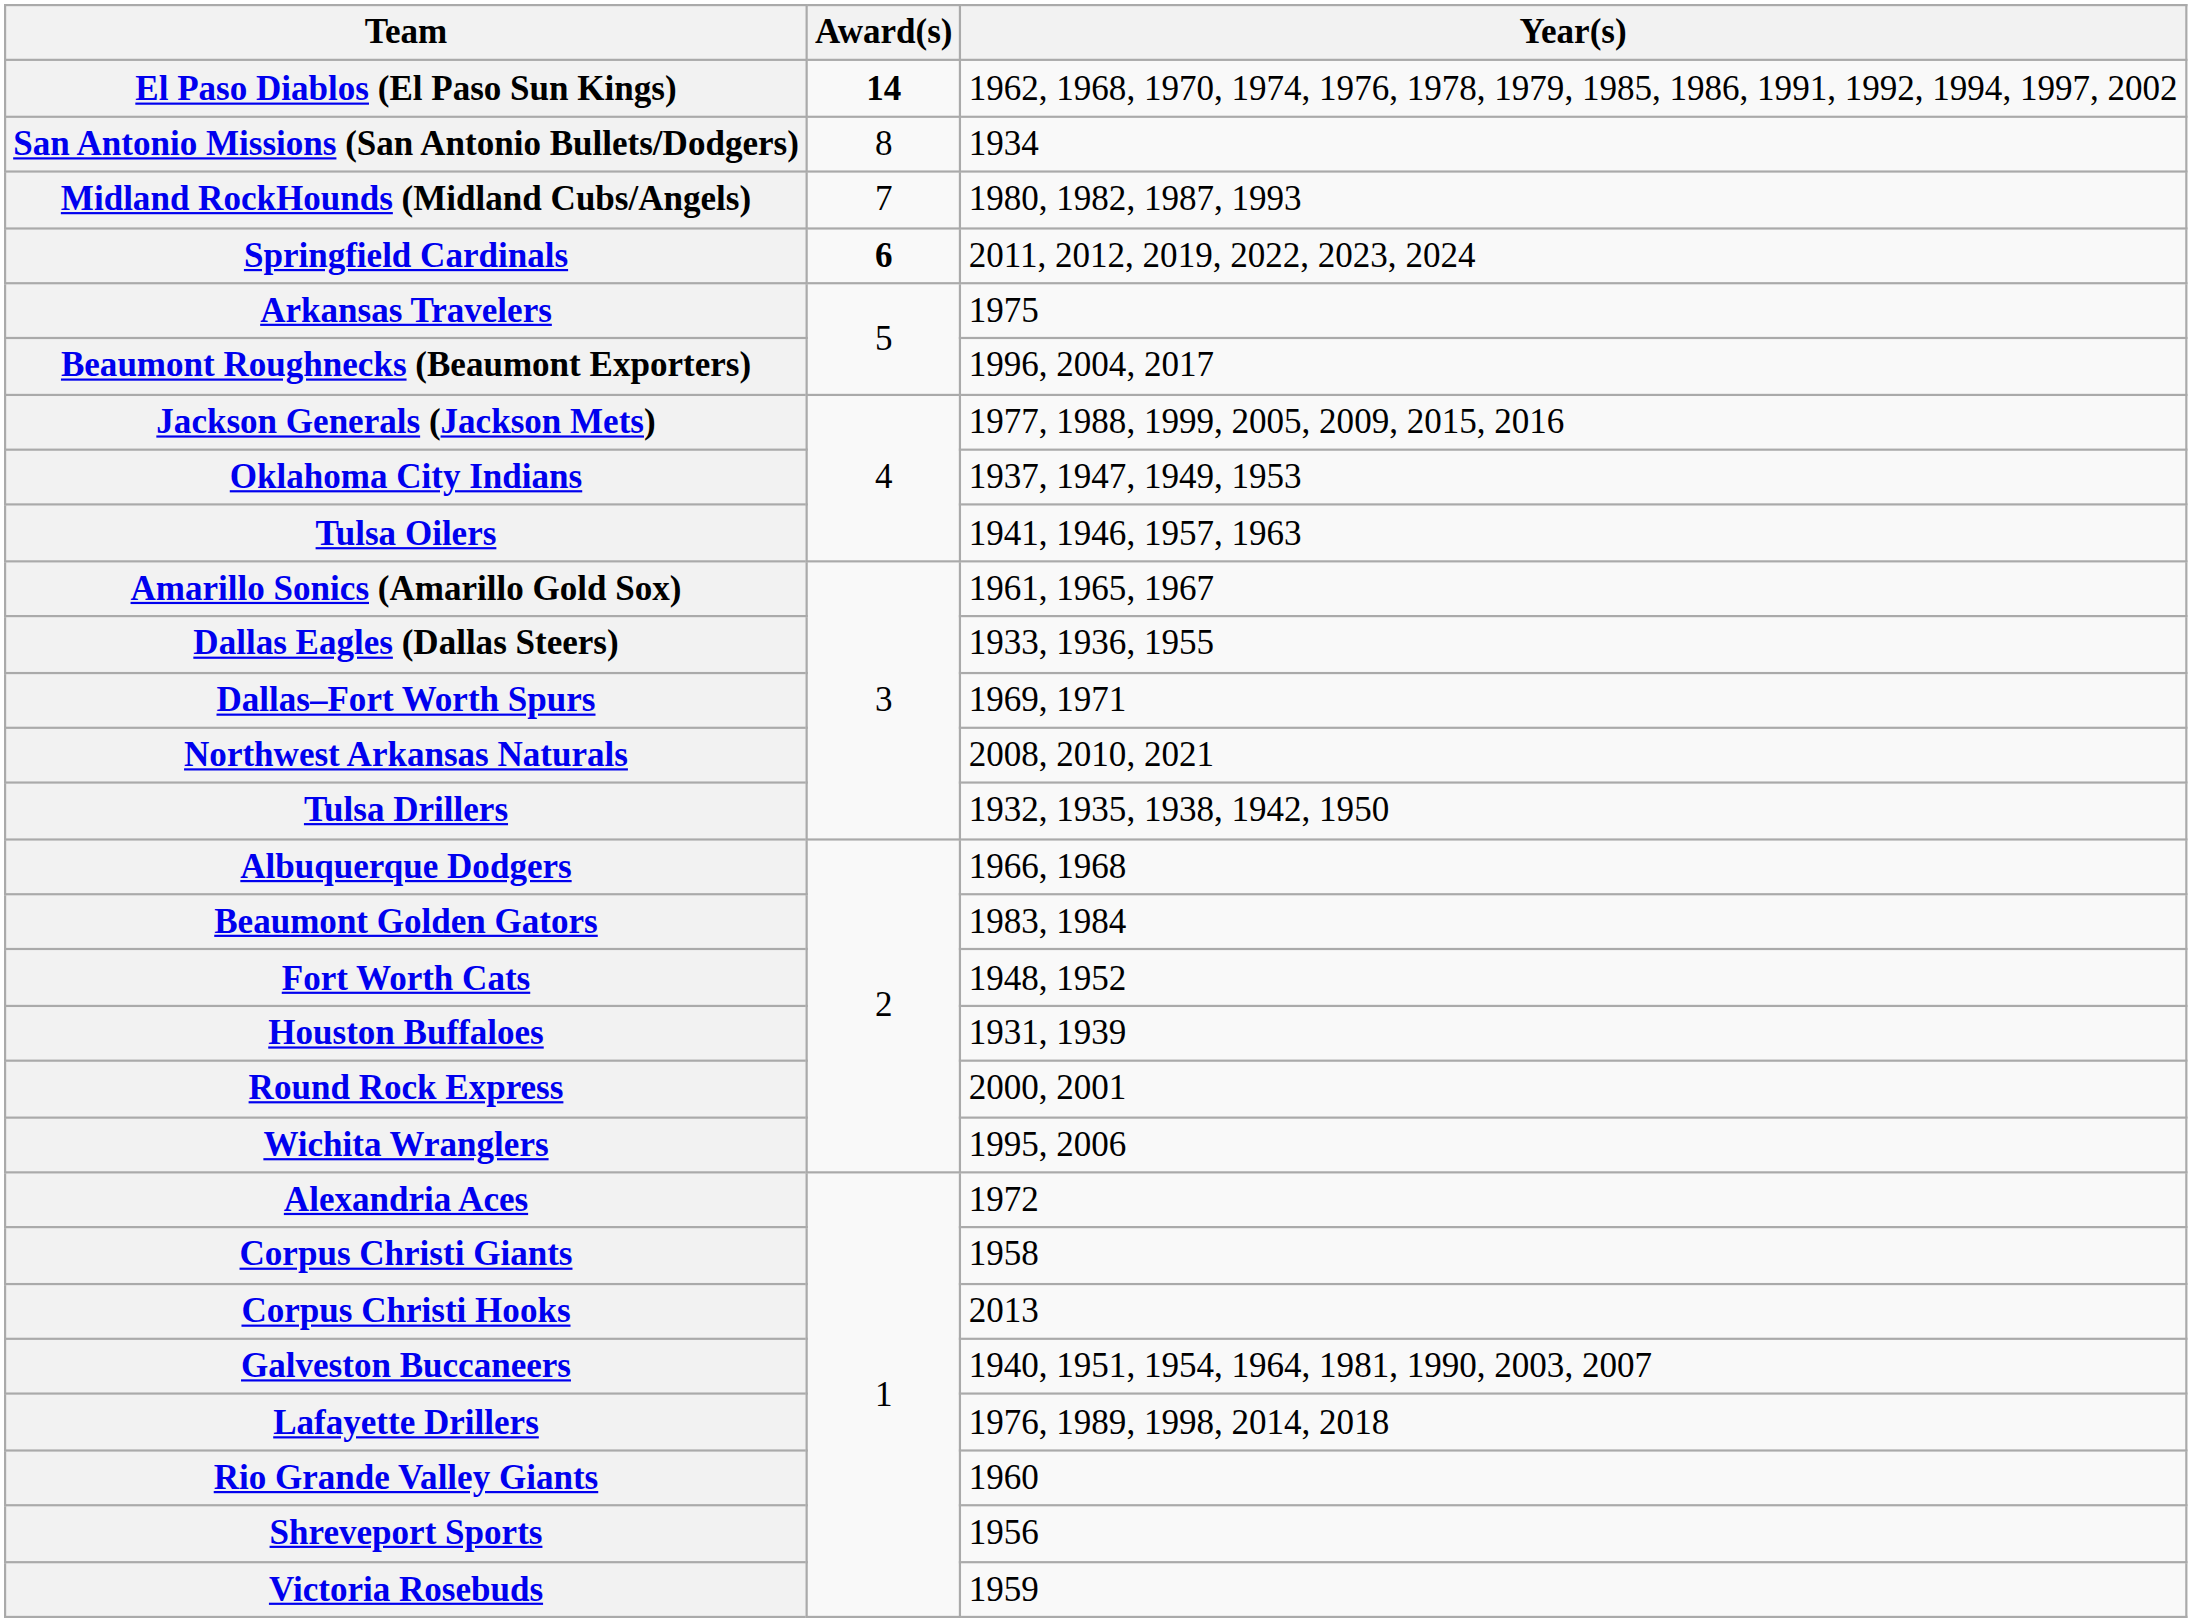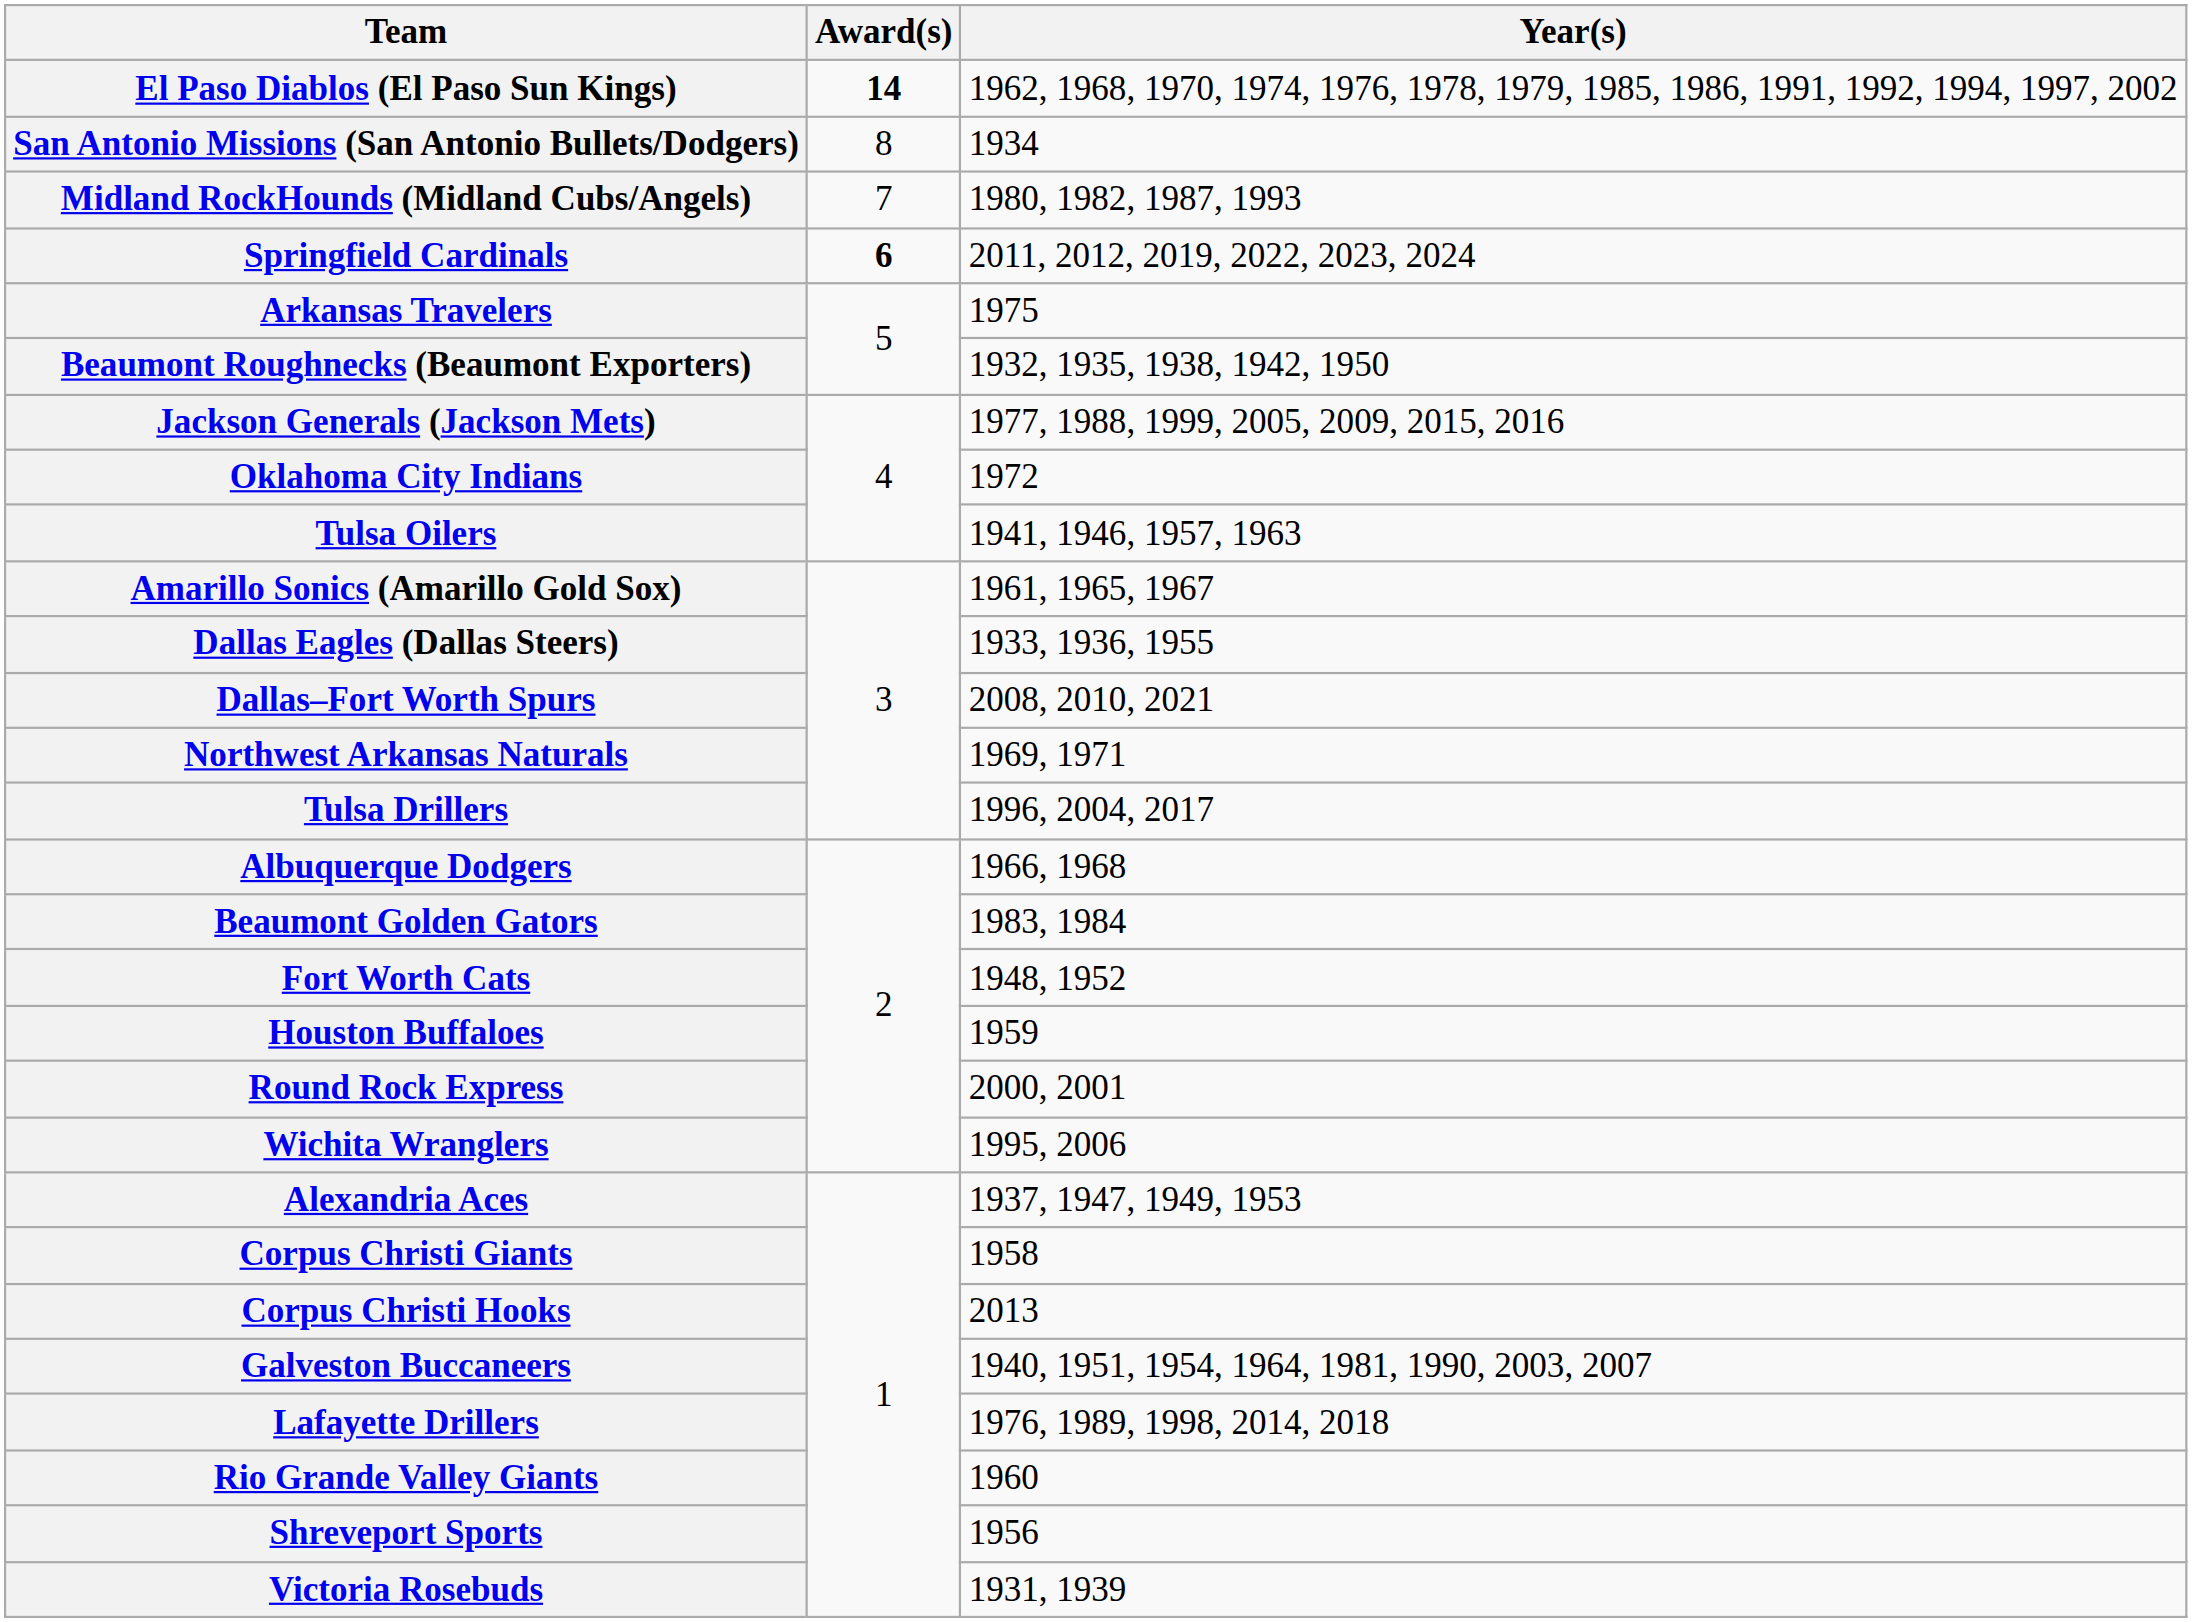(1091, 365) 1996, 2004, 2017 -> (1179, 365) 1932, 1935, 1938, 1942, 1950
(1135, 476) 1937, 1947, 1949, 1953 -> (1004, 476) 1972
(1048, 699) 1969, 1971 -> (1091, 699) 2008, 2010, 2021
(1091, 754) 2008, 2010, 2021 -> (1048, 754) 1969, 1971
(1179, 810) 1932, 1935, 1938, 1942, 1950 -> (1091, 810) 1996, 2004, 2017
(1048, 1032) 1931, 1939 -> (1004, 1032) 1959
(1004, 1199) 1972 -> (1135, 1199) 1937, 1947, 1949, 1953
(1004, 1588) 1959 -> (1048, 1588) 1931, 1939
